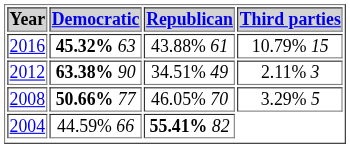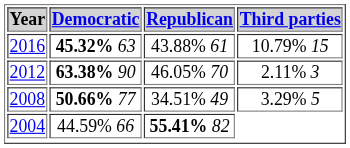(190, 72) 34.51% 49 -> (190, 72) 46.05% 70
(190, 99) 46.05% 70 -> (190, 99) 34.51% 49
